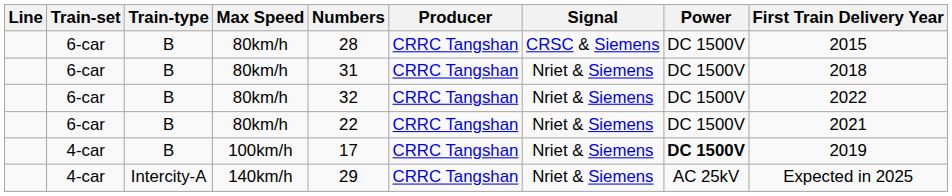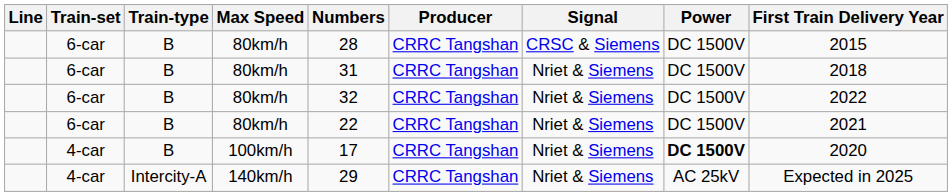(848, 151) 2019 -> (848, 151) 2020
